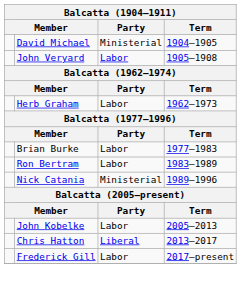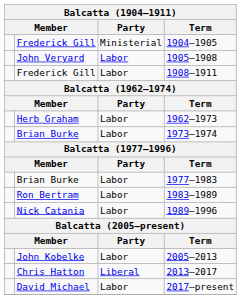(53, 42) David Michael -> (56, 42) Frederick Gill
+ row: (192, 73)
+ row: (192, 134)
(131, 180) Ministerial -> (114, 210) Labor
(56, 256) Frederick Gill -> (53, 287) David Michael
